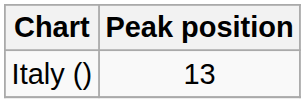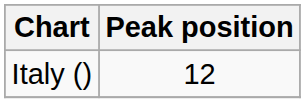(200, 73) 13 -> (200, 73) 12
